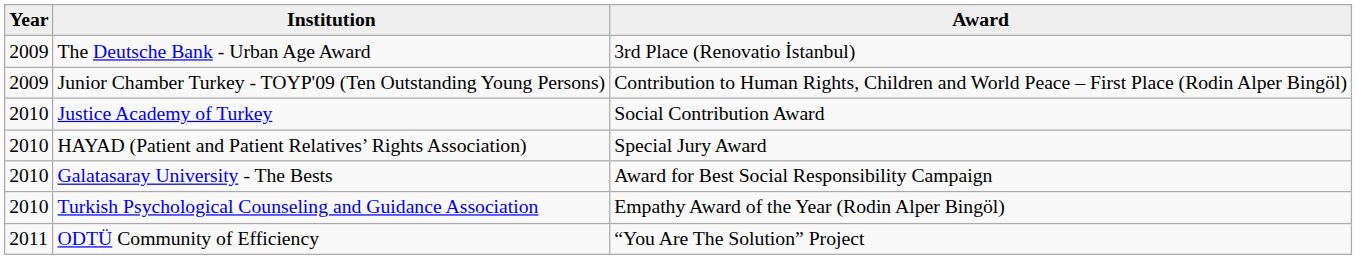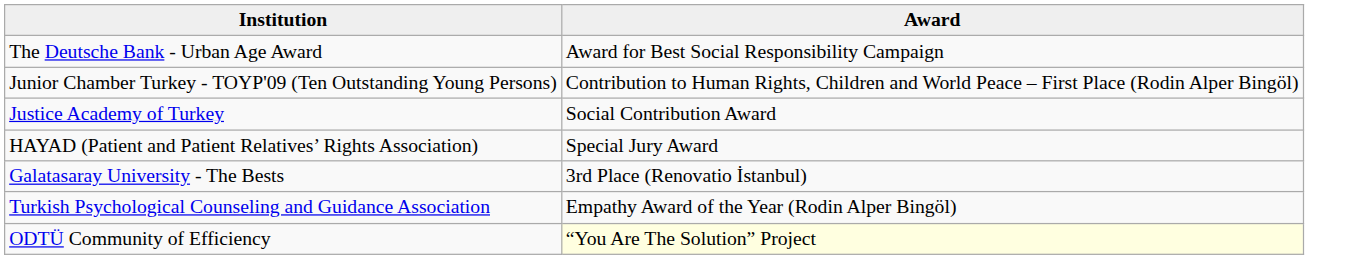- column: (29, 20)
(735, 51) 3rd Place (Renovatio İstanbul) -> (755, 51) Award for Best Social Responsibility Campaign
(803, 176) Award for Best Social Responsibility Campaign -> (686, 176) 3rd Place (Renovatio İstanbul)
(739, 238) no background -> (691, 238) lightyellow background
